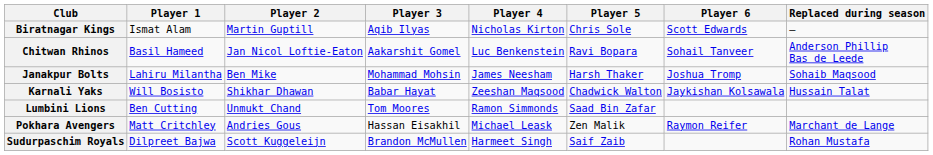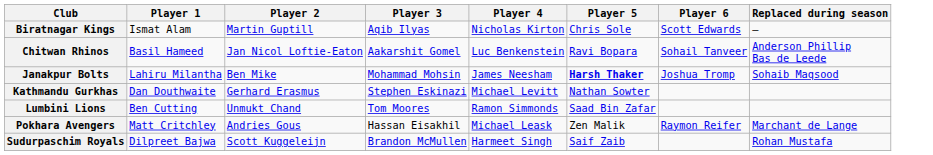(606, 75) normal -> (606, 75) bold
- row: (66, 92)
+ row: (66, 92)
